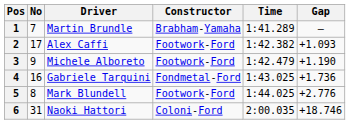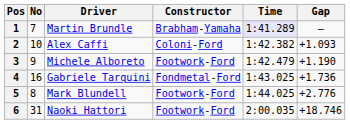(270, 29) no background -> (270, 29) lavender background
(36, 46) 17 -> (36, 46) 10
(195, 46) Footwork-Ford -> (189, 46) Coloni-Ford
(189, 111) Coloni-Ford -> (195, 111) Footwork-Ford
